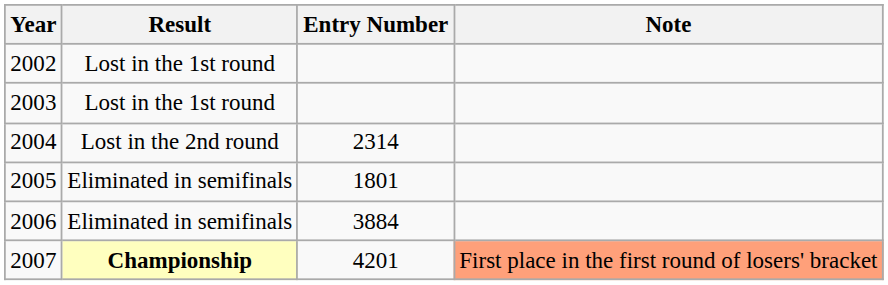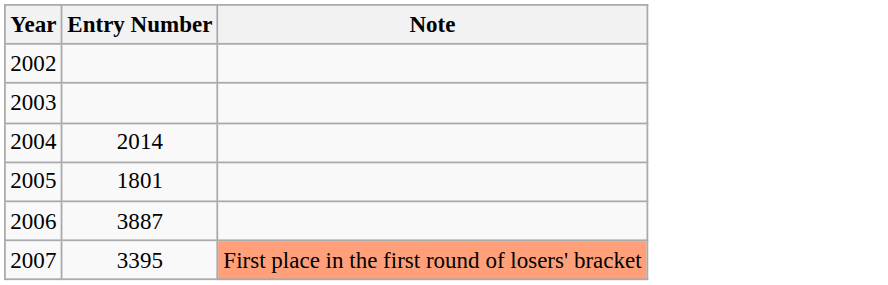- column: (180, 24)
(376, 141) 2314 -> (140, 141) 2014
(376, 220) 3884 -> (140, 220) 3887
(376, 259) 4201 -> (140, 259) 3395
